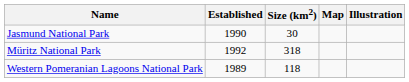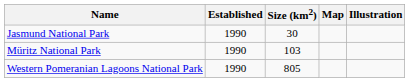(235, 51) 1992 -> (235, 51) 1990
(292, 51) 318 -> (292, 51) 103
(235, 68) 1989 -> (235, 68) 1990
(292, 68) 118 -> (292, 68) 805
